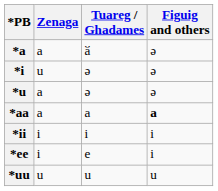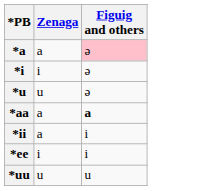- column: (114, 22)
(153, 50) no background -> (87, 50) pink background
(40, 71) u -> (39, 71) i
(40, 92) a -> (40, 92) u
(39, 133) i -> (40, 133) a
